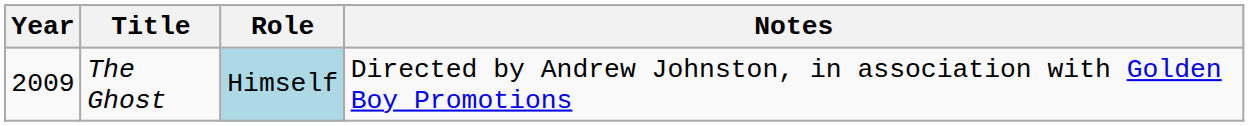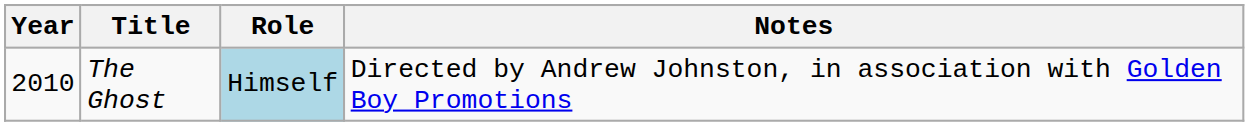(43, 85) 2009 -> (43, 85) 2010
